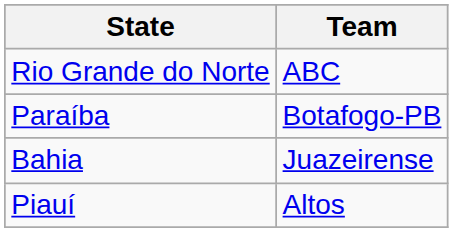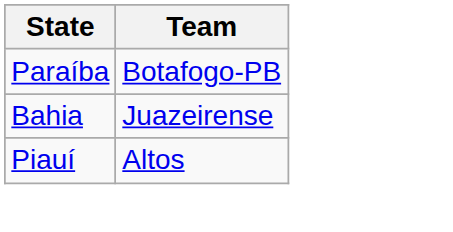- row: (141, 71)
